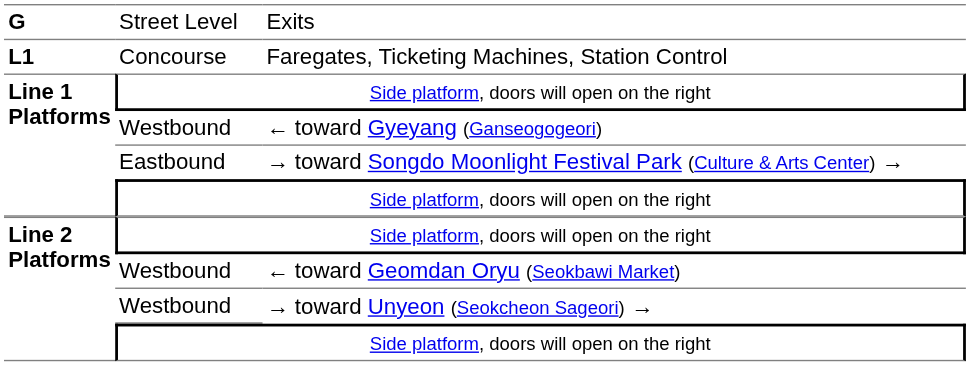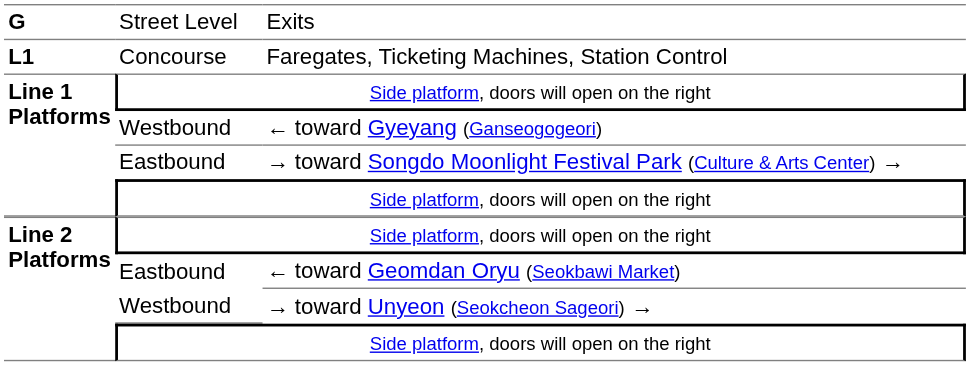(175, 270) Westbound -> (172, 271) Eastbound
